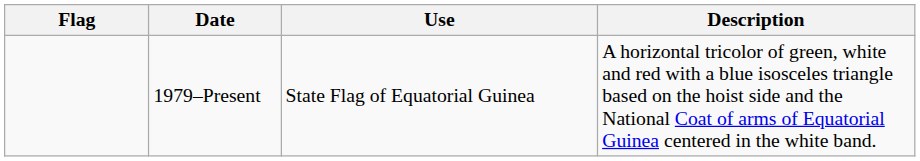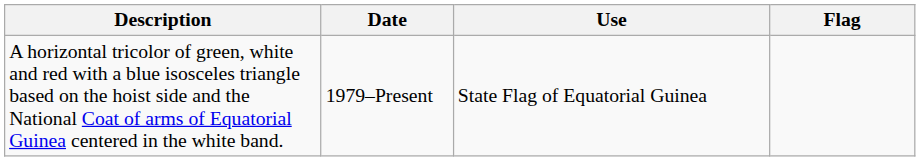columns swapped: (77, 20) <-> (756, 20)
